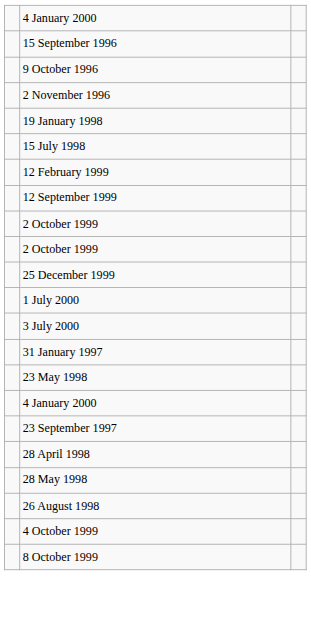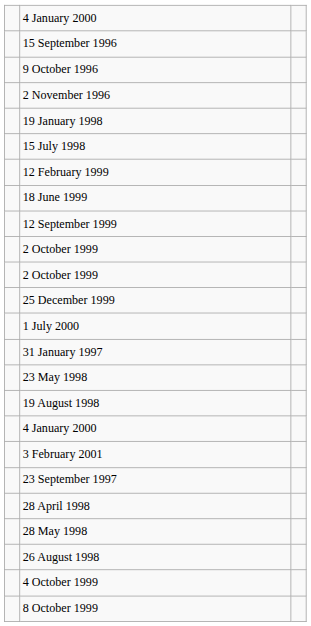+ row: (12, 198)
- row: (12, 326)
+ row: (12, 403)
+ row: (12, 455)
